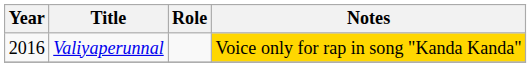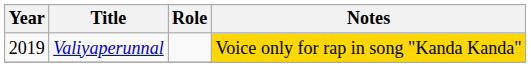(27, 47) 2016 -> (27, 47) 2019
